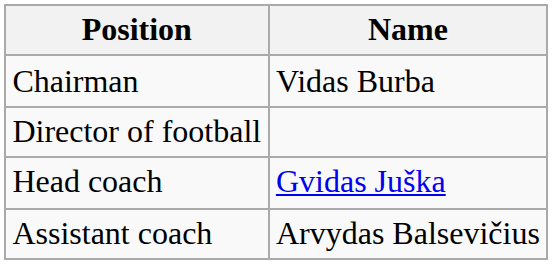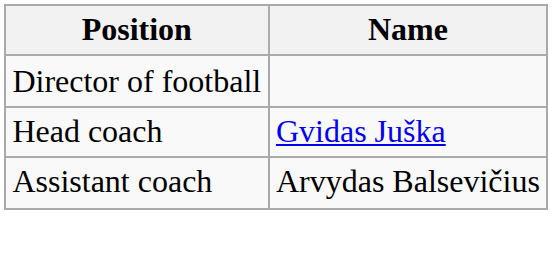- row: (75, 80)
